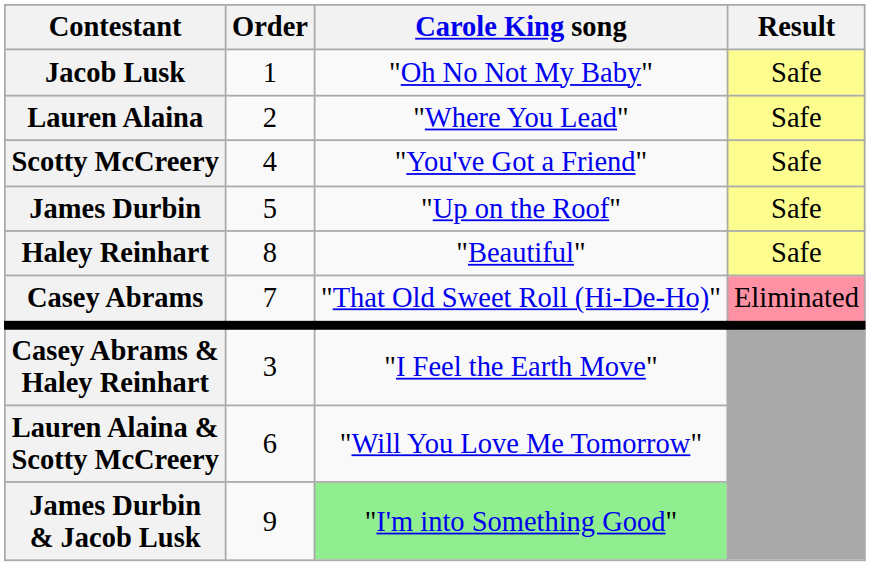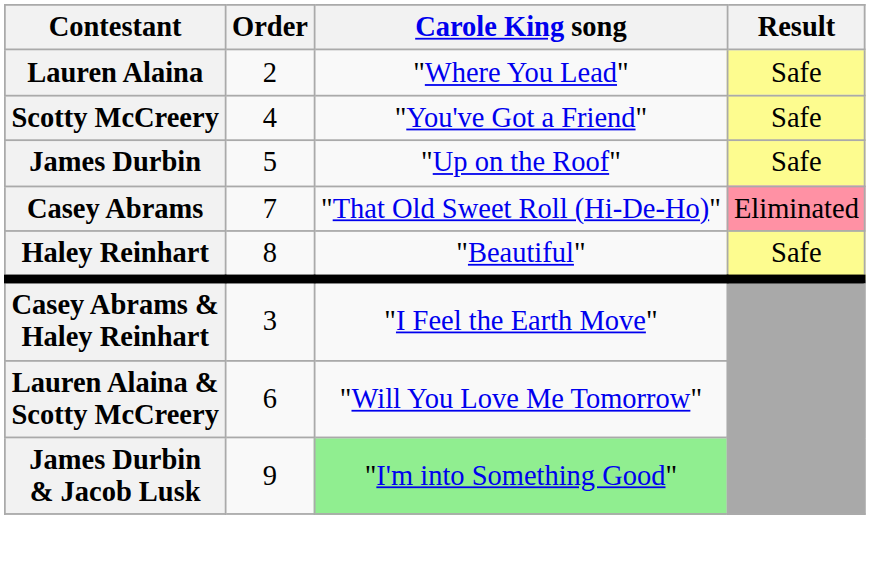- row: (115, 72)
rows swapped: (115, 298) <-> (115, 252)
